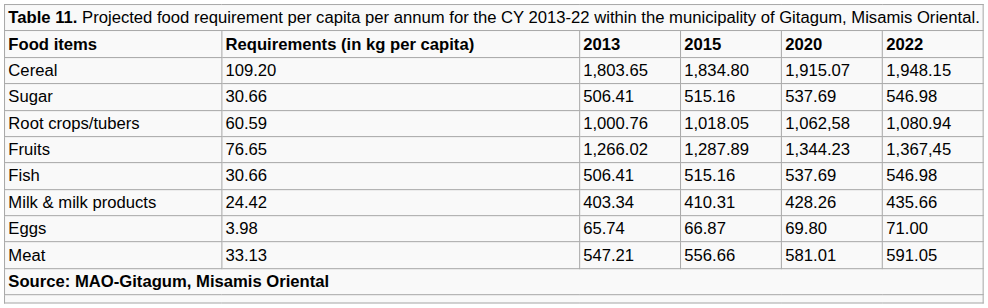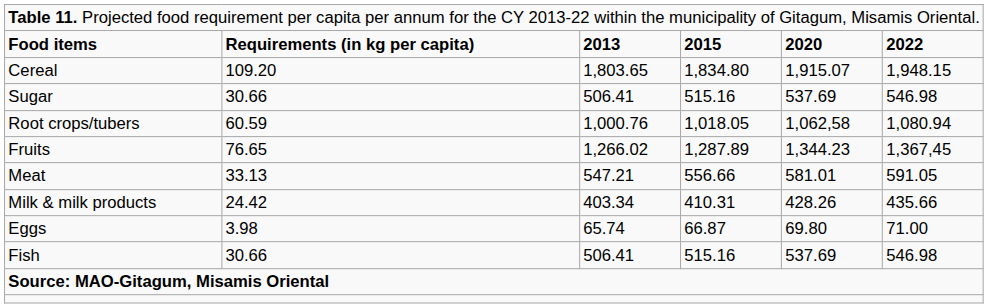rows swapped: (27, 255) <-> (24, 176)
